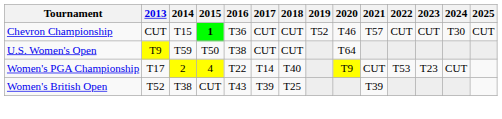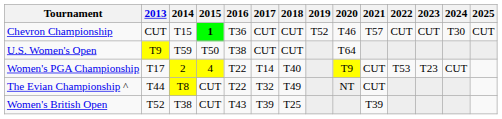+ row: (68, 87)
